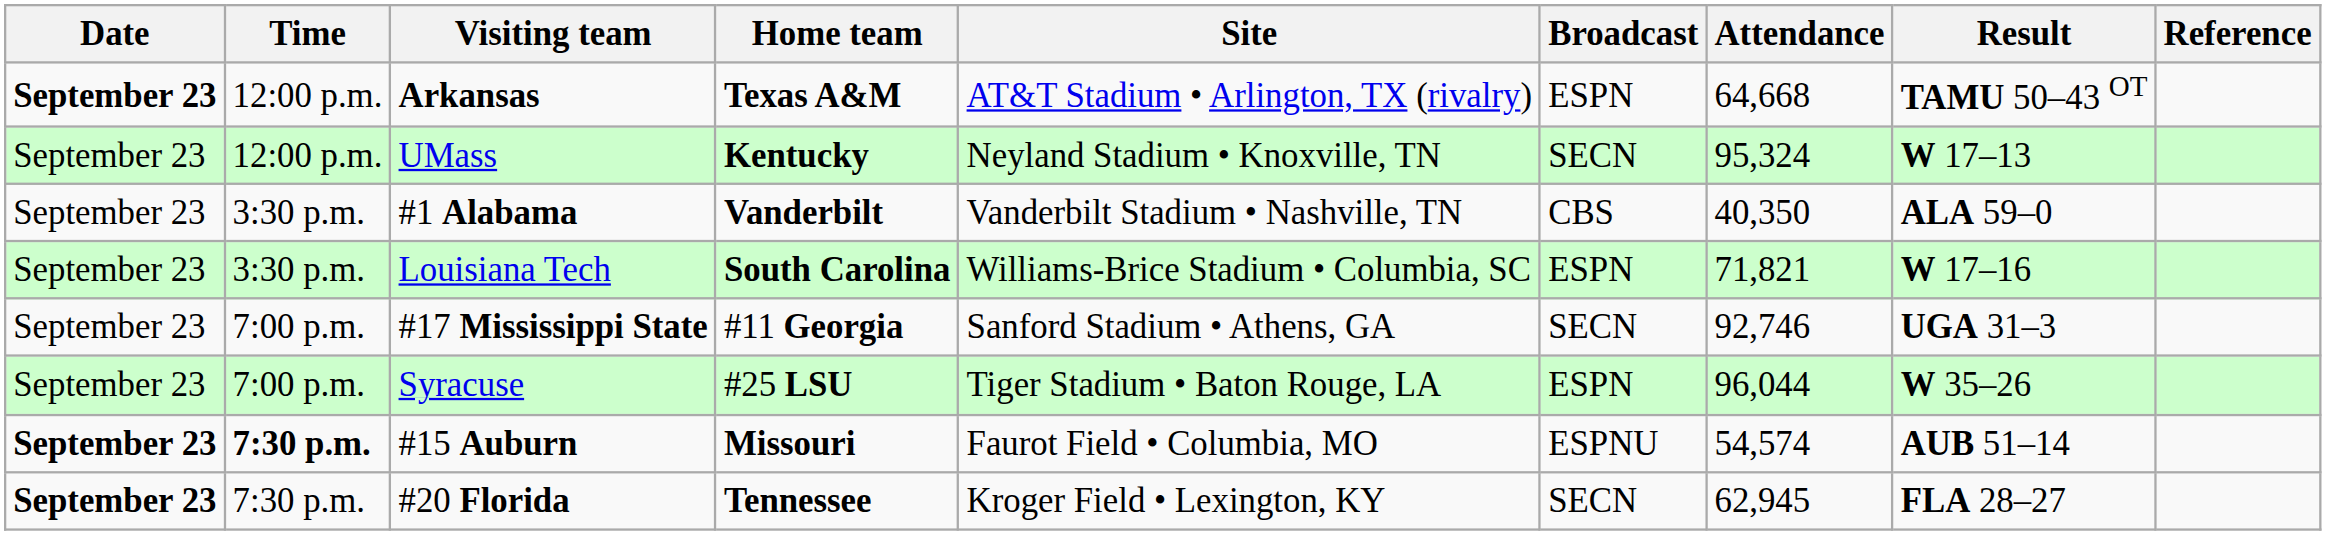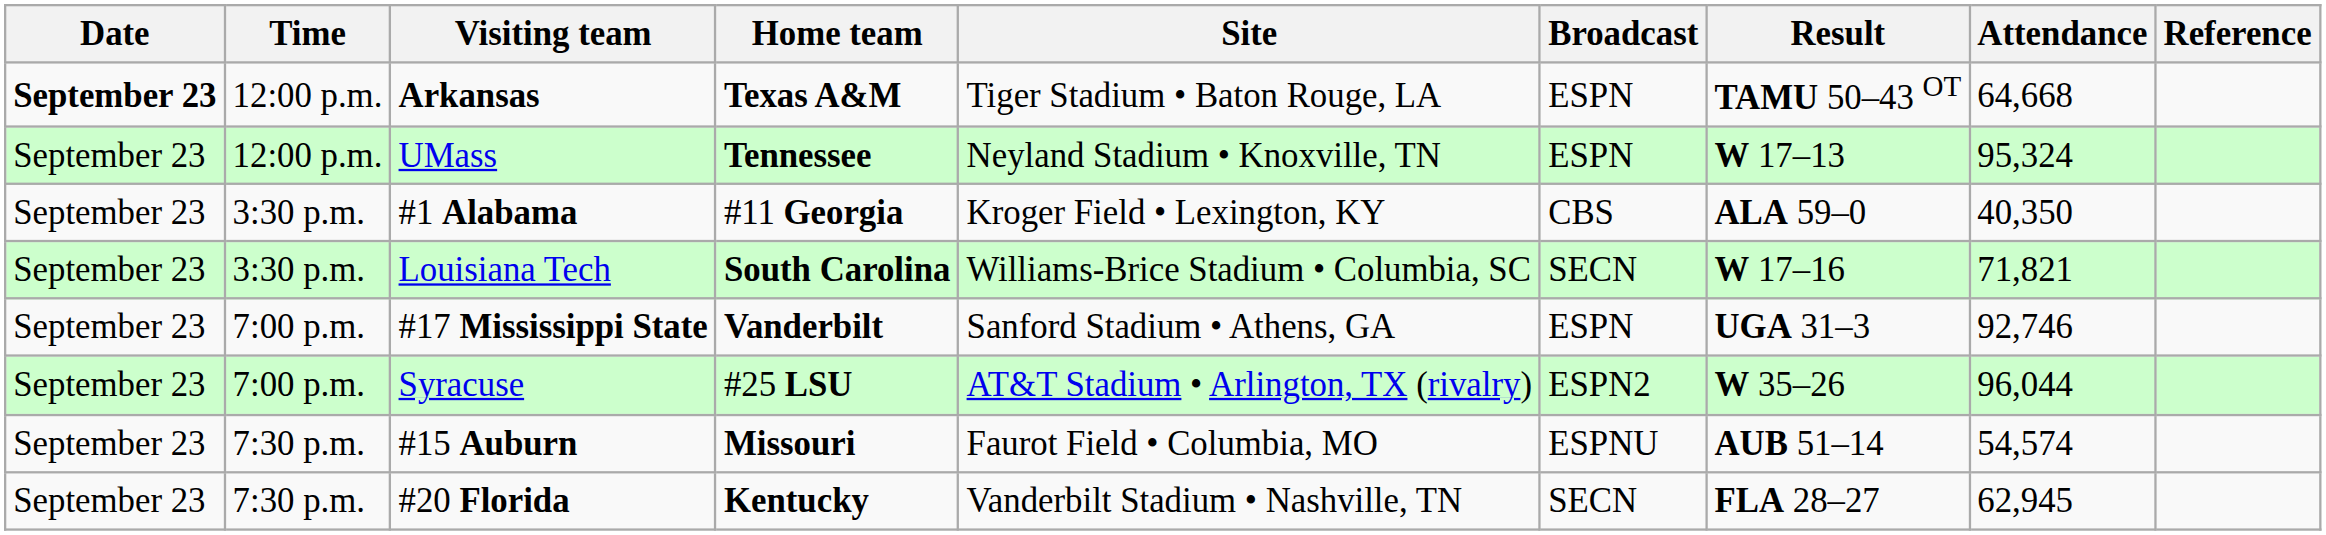columns swapped: (2024, 33) <-> (1800, 33)
(1249, 94) AT&T Stadium • Arlington, TX (rivalry) -> (1204, 94) Tiger Stadium • Baton Rouge, LA
(796, 155) Kentucky -> (798, 155) Tennessee
(1593, 155) SECN -> (1591, 155) ESPN
(804, 212) Vanderbilt -> (814, 212) #11 Georgia
(1214, 212) Vanderbilt Stadium • Nashville, TN -> (1176, 212) Kroger Field • Lexington, KY
(1591, 269) ESPN -> (1593, 269) SECN
(814, 327) #11 Georgia -> (804, 327) Vanderbilt
(1593, 327) SECN -> (1591, 327) ESPN
(1204, 384) Tiger Stadium • Baton Rouge, LA -> (1249, 384) AT&T Stadium • Arlington, TX (rivalry)
(1591, 384) ESPN -> (1599, 384) ESPN2
(115, 442) bold -> (109, 442) normal
(302, 442) bold -> (299, 442) normal
(115, 499) bold -> (109, 499) normal
(798, 499) Tennessee -> (796, 499) Kentucky
(1176, 499) Kroger Field • Lexington, KY -> (1214, 499) Vanderbilt Stadium • Nashville, TN
